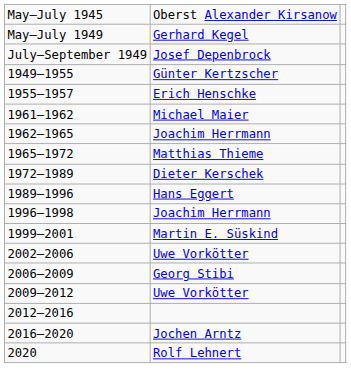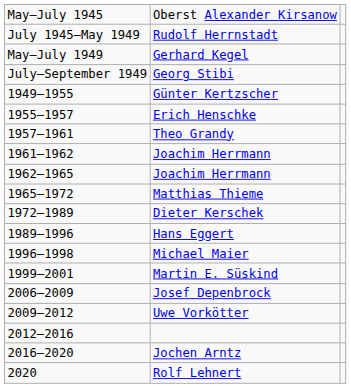+ row: (74, 34)
(212, 54) Josef Depenbrock -> (193, 74) Georg Stibi
+ row: (40, 134)
(201, 114) Michael Maier -> (212, 154) Joachim Herrmann
(212, 214) Joachim Herrmann -> (201, 253) Michael Maier
- row: (40, 253)
(193, 273) Georg Stibi -> (212, 293) Josef Depenbrock
